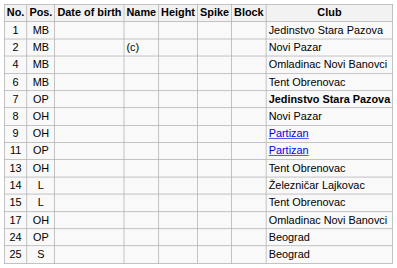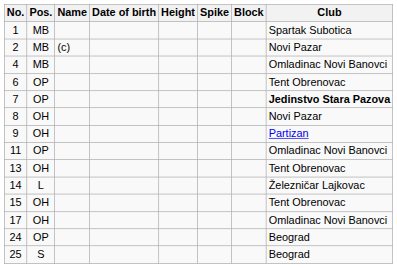columns swapped: (141, 13) <-> (89, 13)
(326, 30) Jedinstvo Stara Pazova -> (310, 30) Spartak Subotica
(41, 82) MB -> (41, 82) OP
(289, 151) Partizan -> (328, 151) Omladinac Novi Banovci
(41, 202) L -> (41, 202) OH
